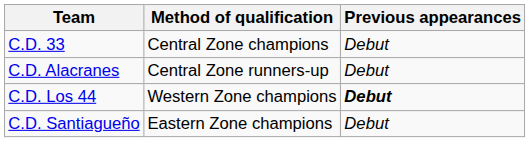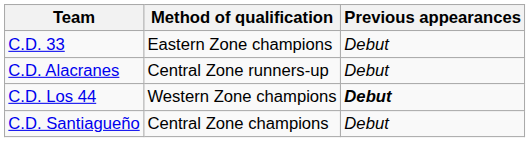(238, 44) Central Zone champions -> (240, 44) Eastern Zone champions
(240, 123) Eastern Zone champions -> (238, 123) Central Zone champions
